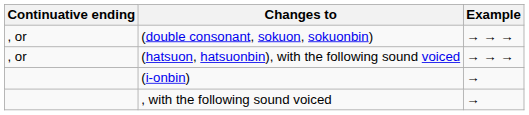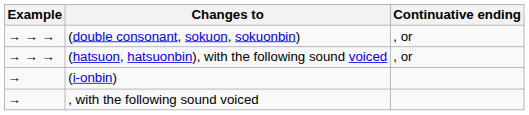columns swapped: (71, 15) <-> (494, 15)
